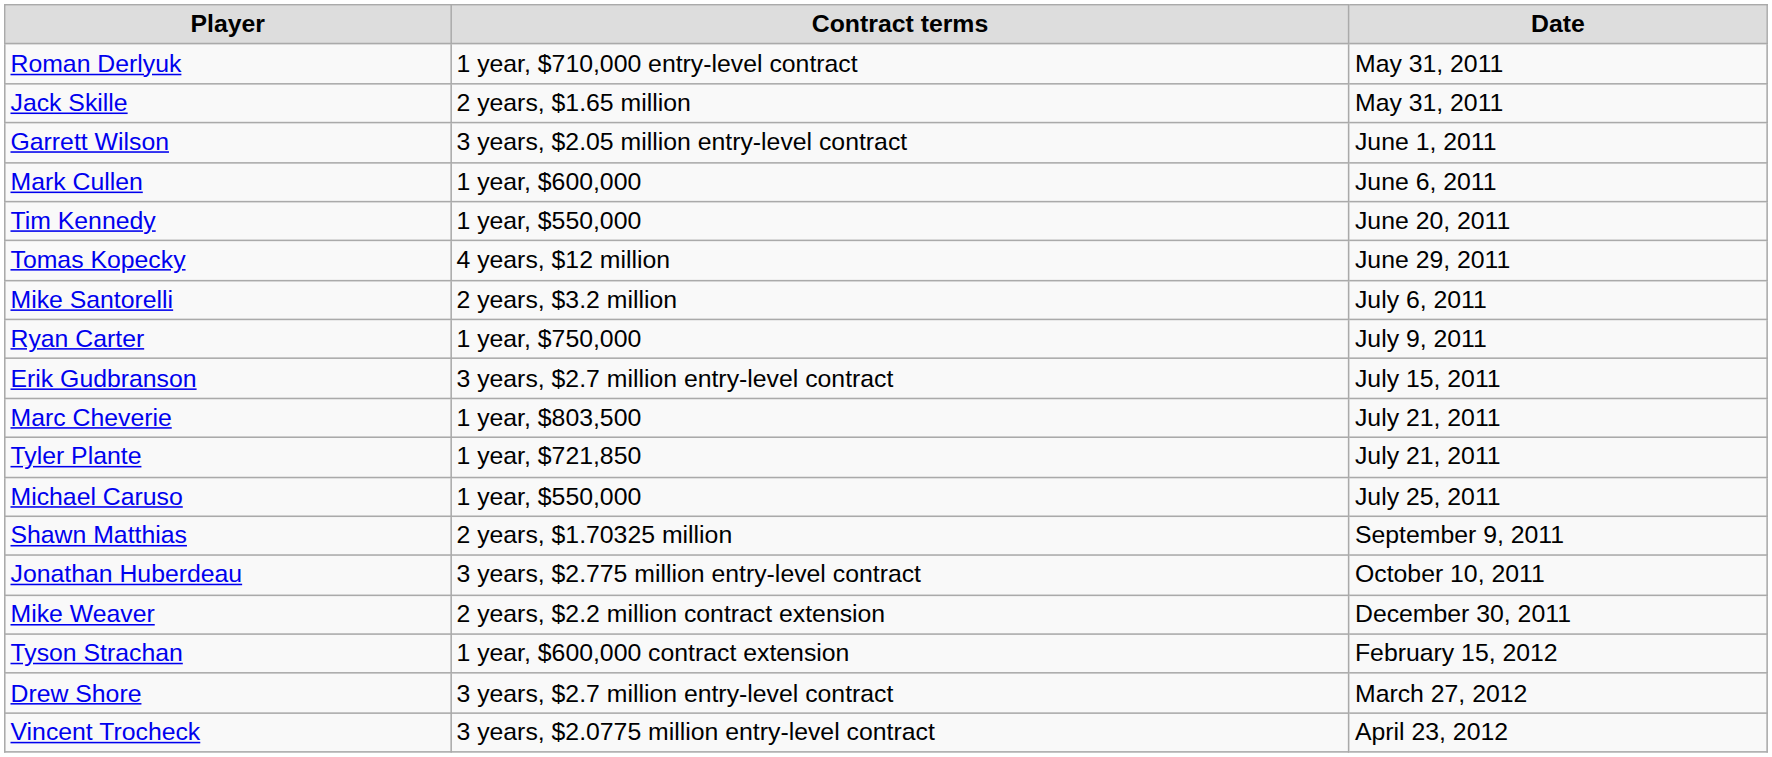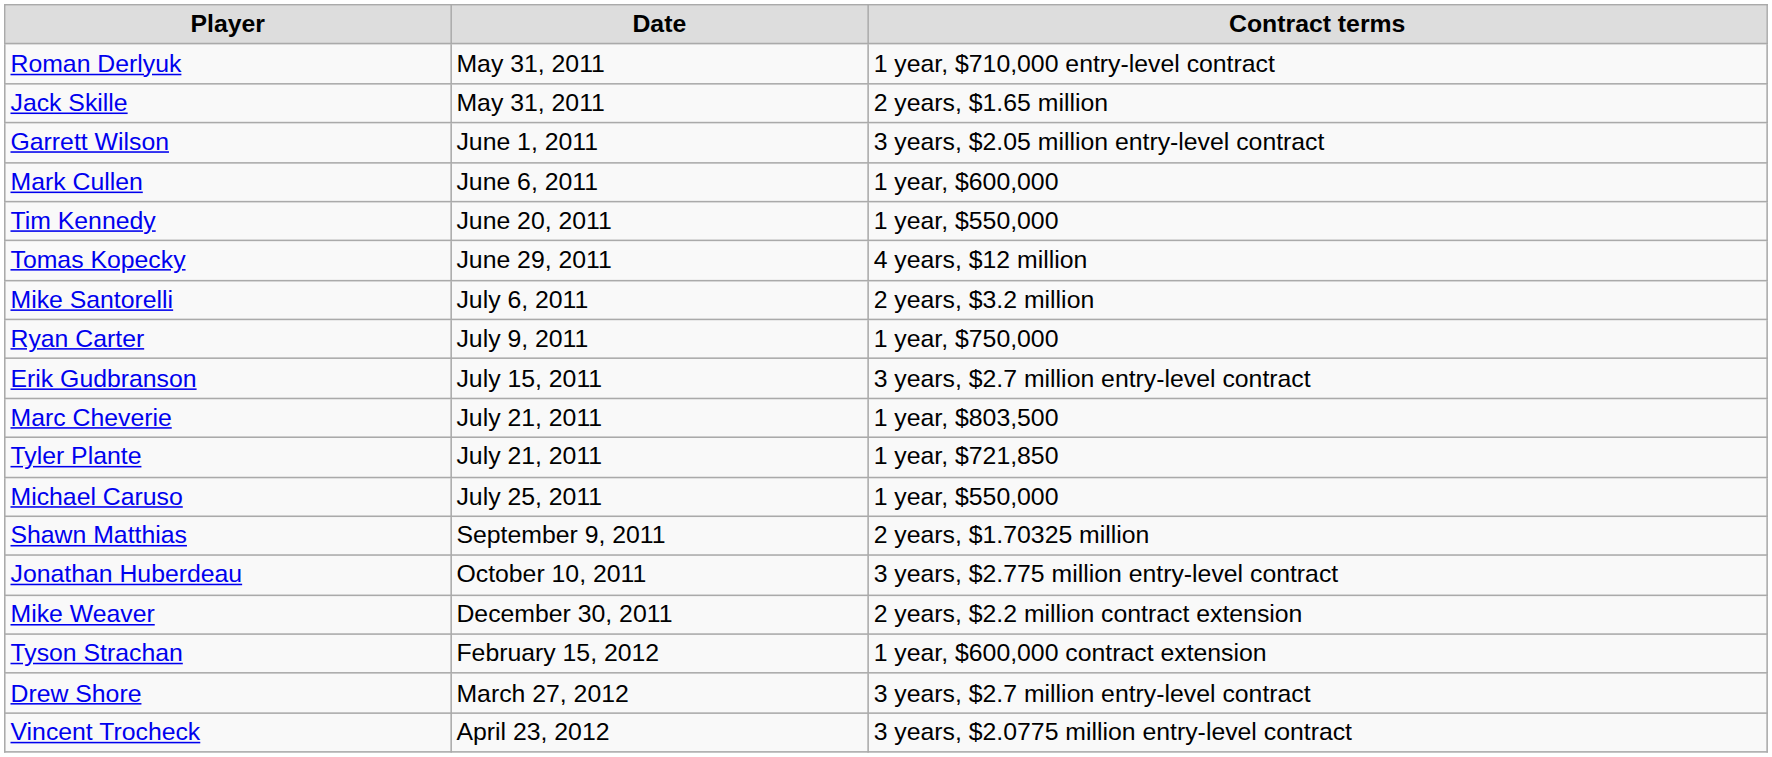columns swapped: (1558, 24) <-> (900, 24)
